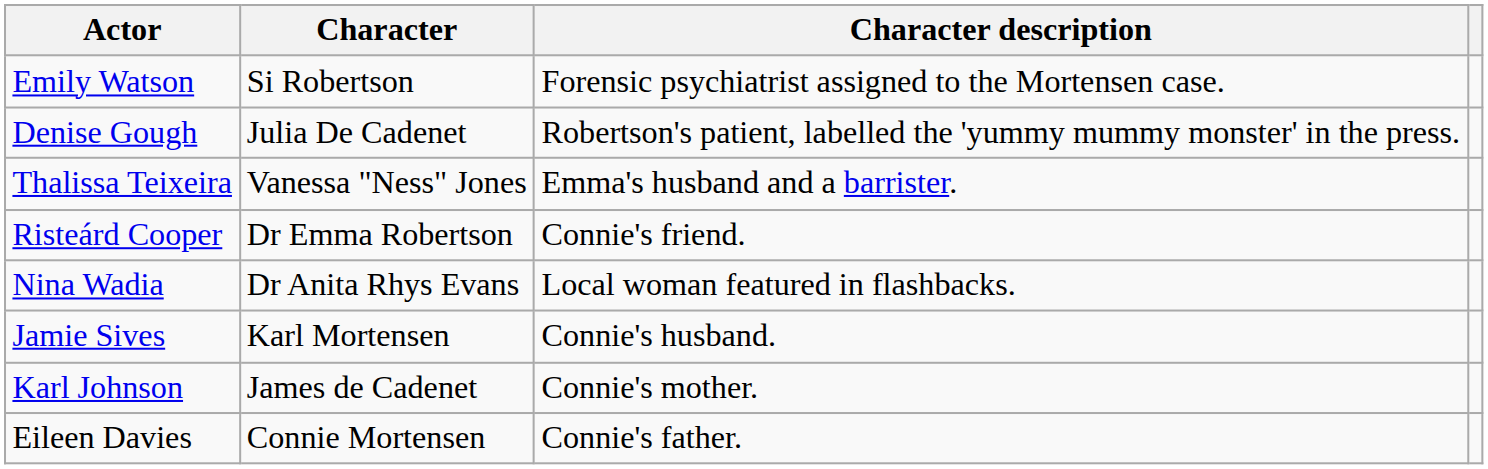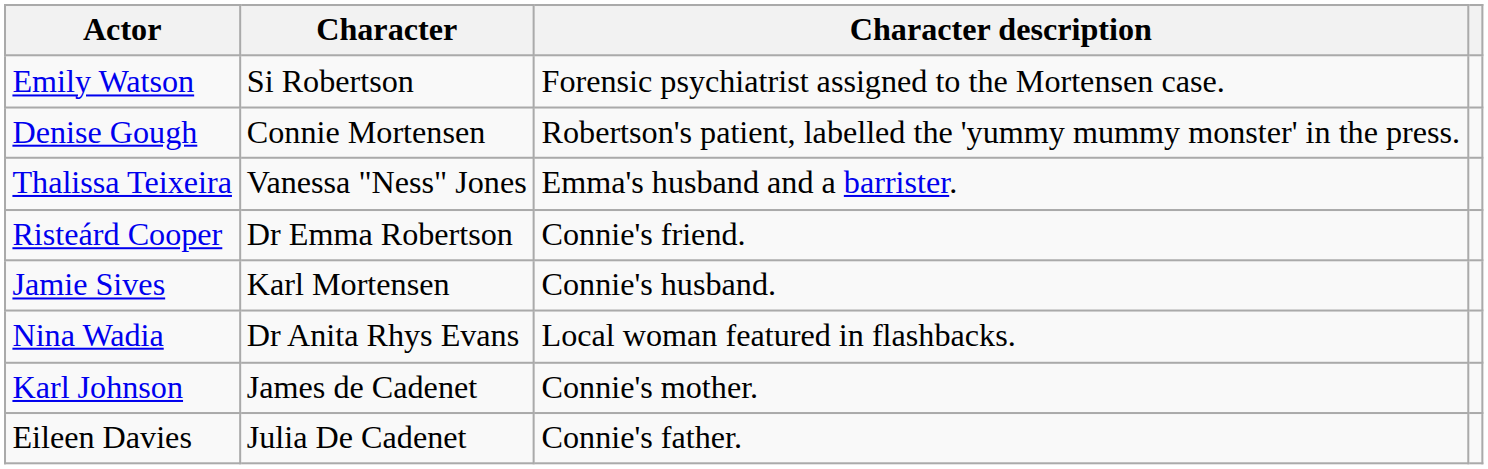(357, 132) Julia De Cadenet -> (366, 132) Connie Mortensen
rows swapped: (89, 336) <-> (88, 285)
(366, 438) Connie Mortensen -> (357, 438) Julia De Cadenet
